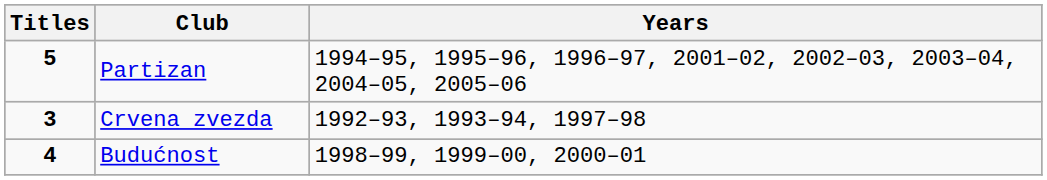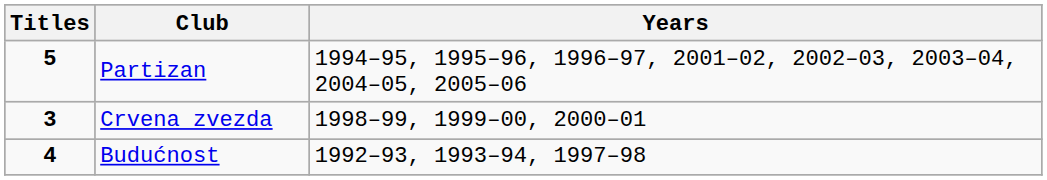(481, 120) 1992–93, 1993–94, 1997–98 -> (481, 120) 1998–99, 1999–00, 2000–01
(481, 156) 1998–99, 1999–00, 2000–01 -> (481, 156) 1992–93, 1993–94, 1997–98
